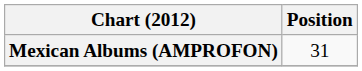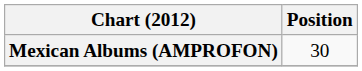(320, 50) 31 -> (320, 50) 30
